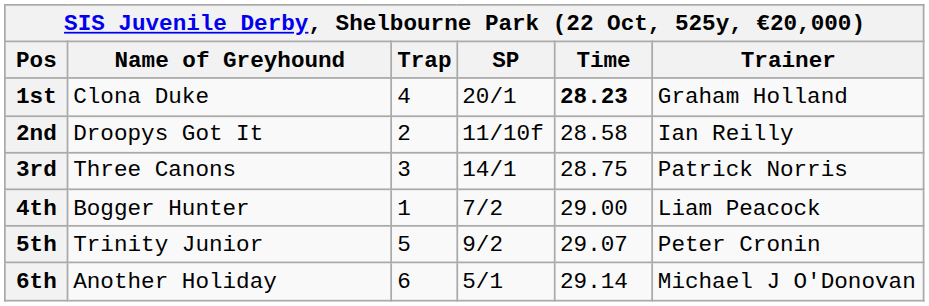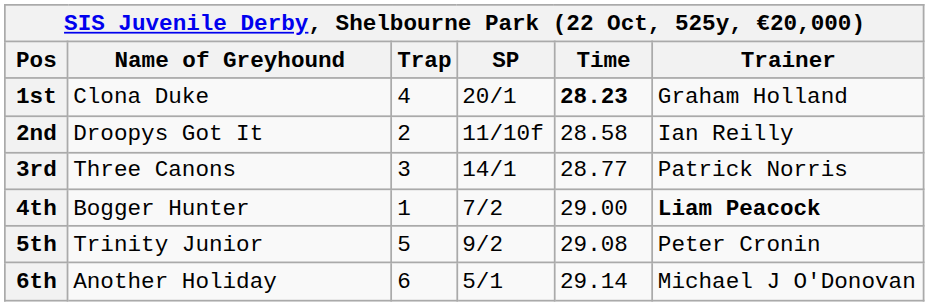(594, 171) 28.75 -> (594, 171) 28.77
(739, 208) normal -> (739, 208) bold
(594, 245) 29.07 -> (594, 245) 29.08
